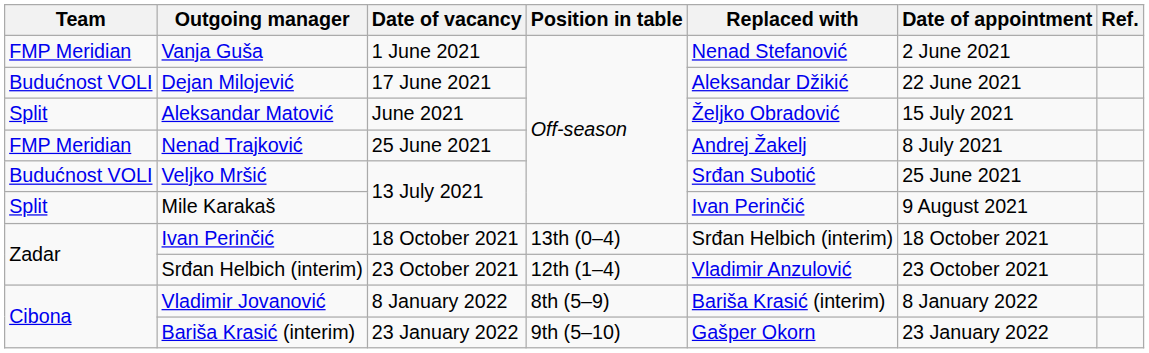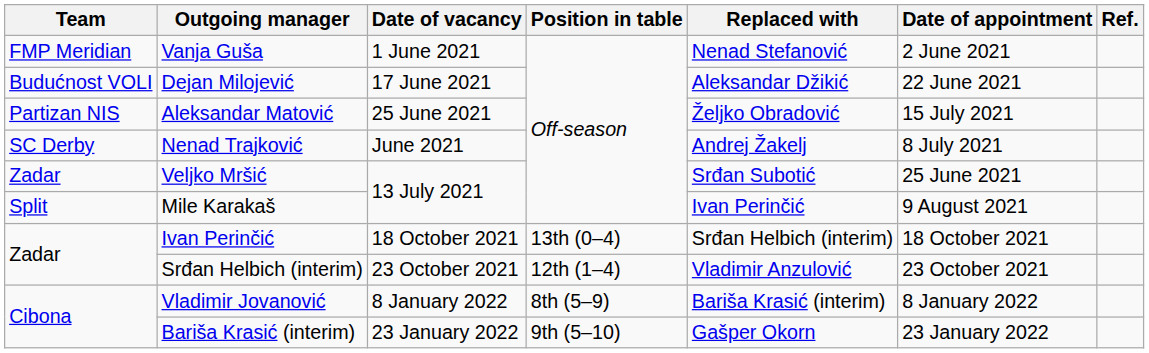(28, 113) Split -> (64, 113) Partizan NIS
(418, 113) June 2021 -> (431, 113) 25 June 2021
(70, 144) FMP Meridian -> (52, 144) SC Derby
(431, 144) 25 June 2021 -> (418, 144) June 2021
(81, 176) Budućnost VOLI -> (35, 176) Zadar
